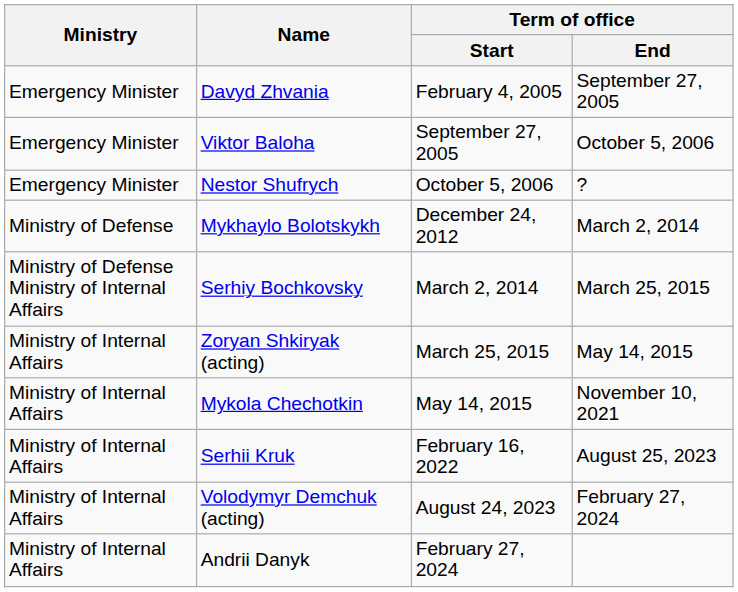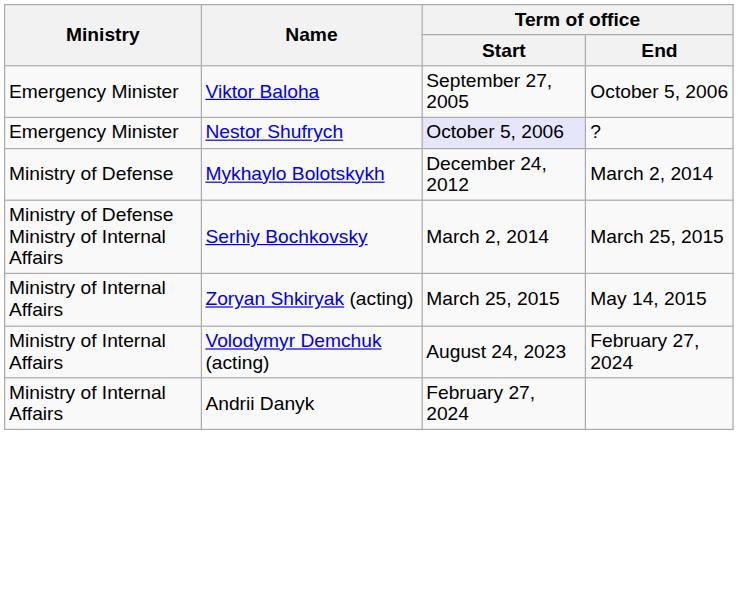- row: (265, 91)
(485, 184) no background -> (495, 132) lavender background
- row: (282, 403)
- row: (248, 455)
